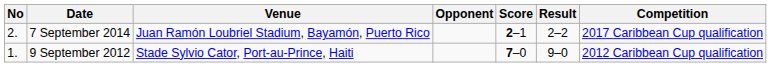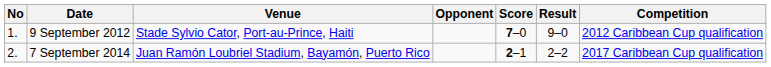rows swapped: (80, 52) <-> (80, 33)
